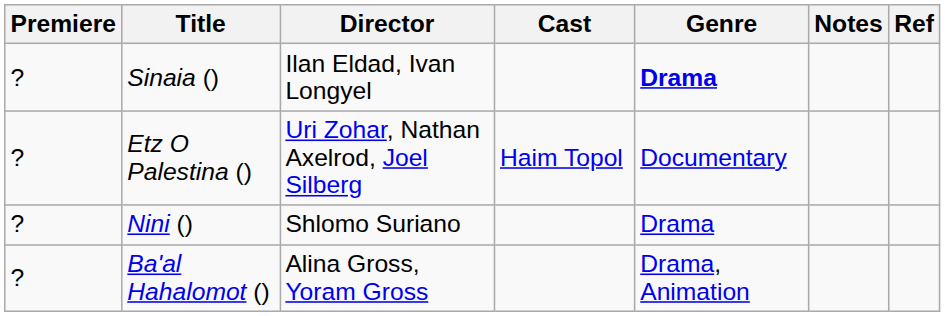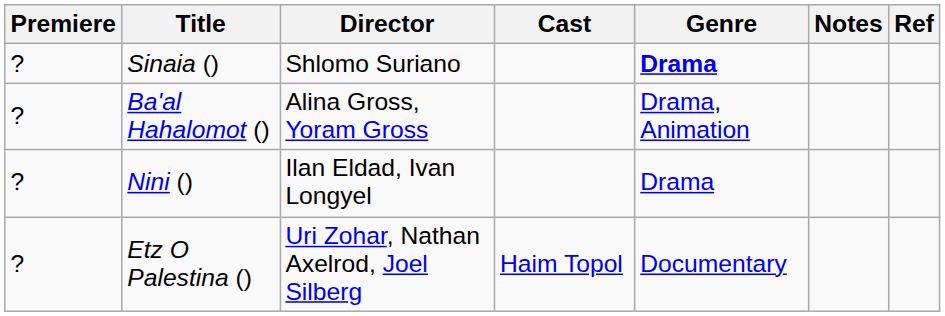(370, 76) Ilan Eldad, Ivan Longyel -> (373, 63) Shlomo Suriano
rows swapped: (199, 277) <-> (190, 157)
(373, 224) Shlomo Suriano -> (370, 182) Ilan Eldad, Ivan Longyel
